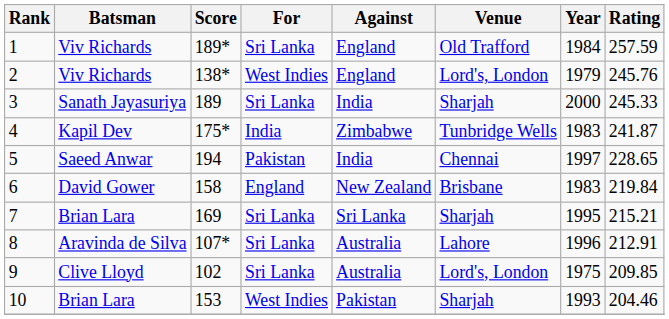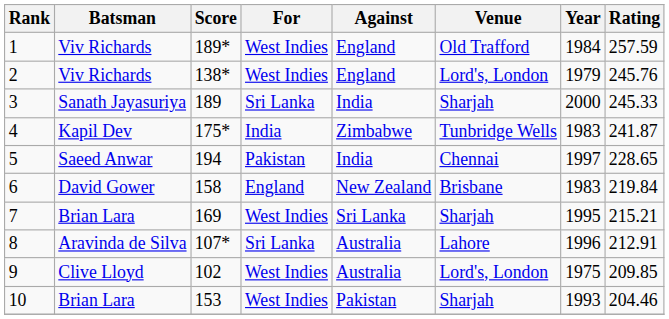(280, 46) Sri Lanka -> (286, 46) West Indies
(280, 215) Sri Lanka -> (286, 215) West Indies
(280, 272) Sri Lanka -> (286, 272) West Indies
